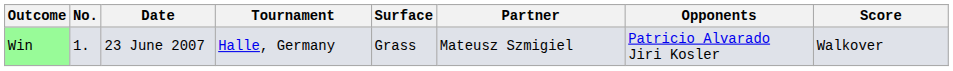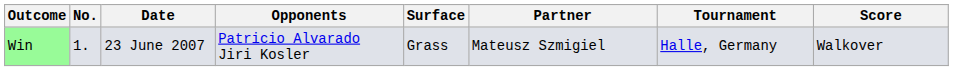columns swapped: (293, 16) <-> (719, 16)
